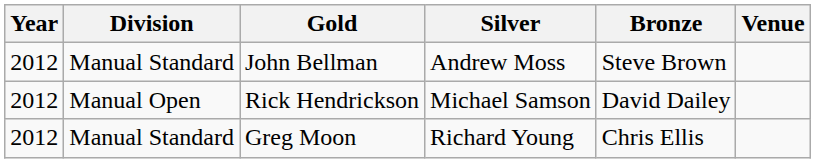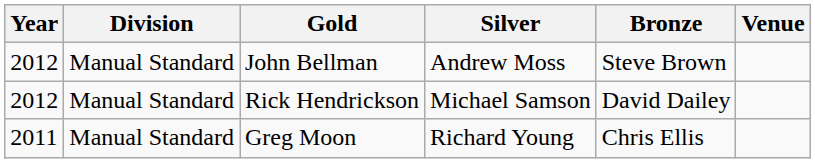(135, 99) Manual Open -> (152, 99) Manual Standard
(34, 137) 2012 -> (34, 137) 2011
